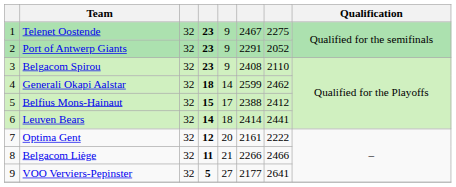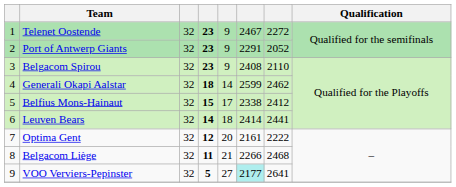(278, 31) 2275 -> (278, 31) 2272
(250, 102) 2388 -> (250, 102) 2338
(278, 155) 2466 -> (278, 155) 2468
(250, 173) no background -> (250, 173) paleturquoise background
